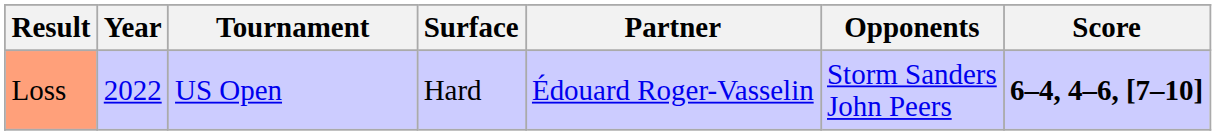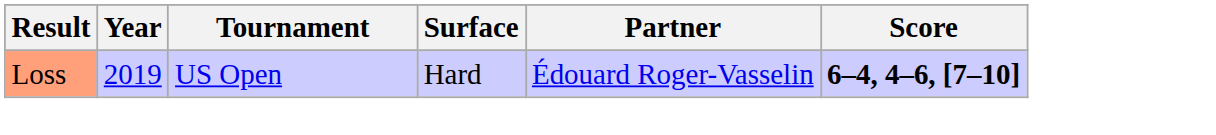- column: (912, 27)
(133, 89) 2022 -> (133, 73) 2019
